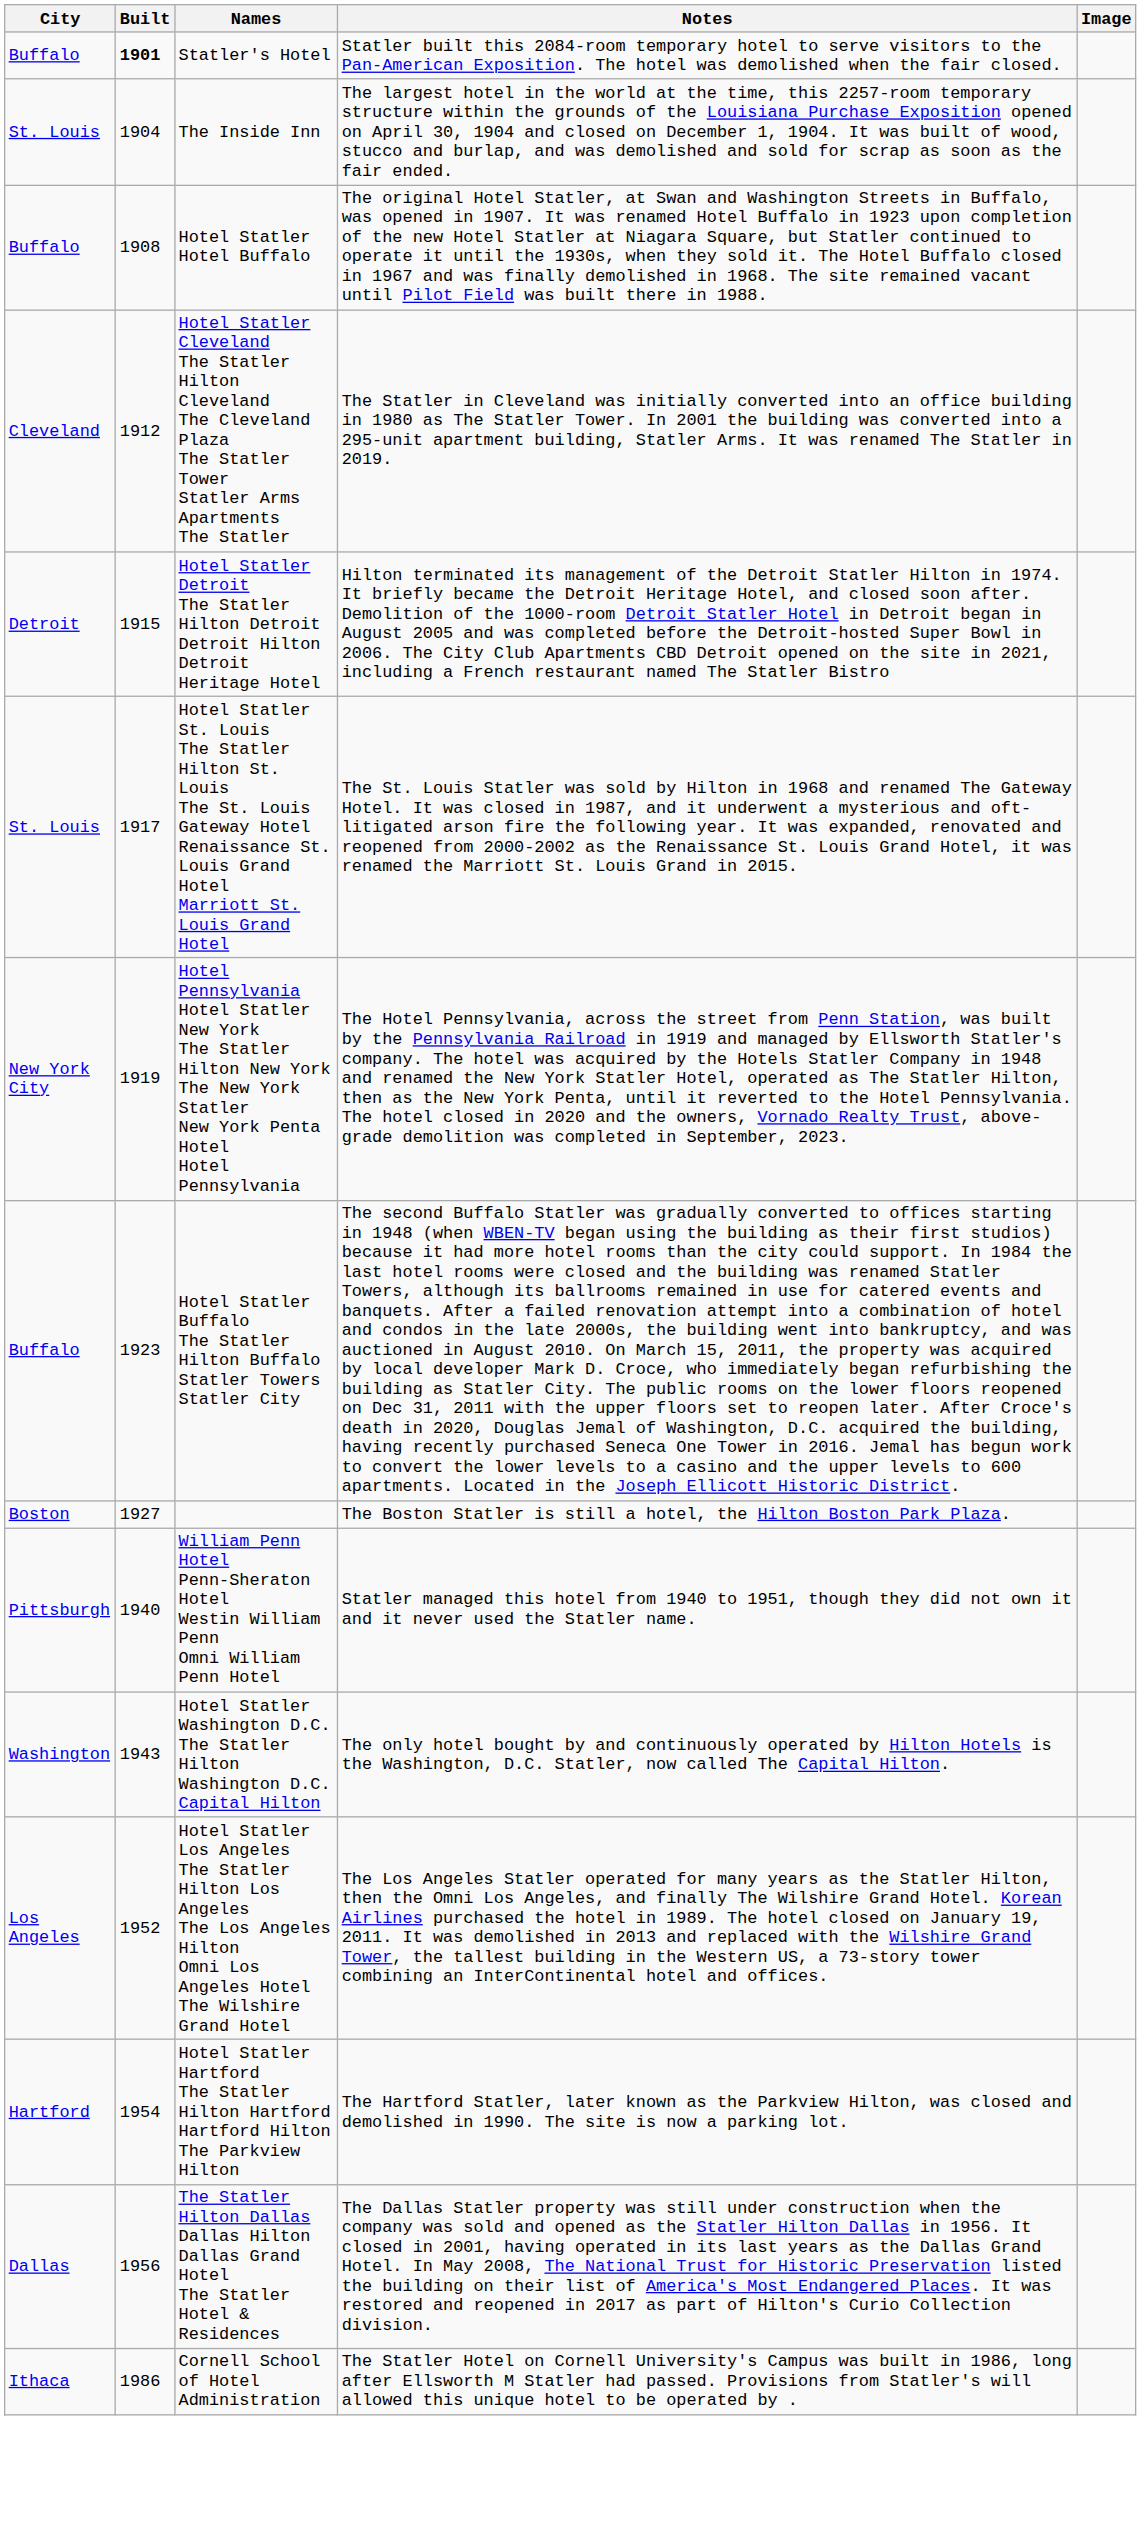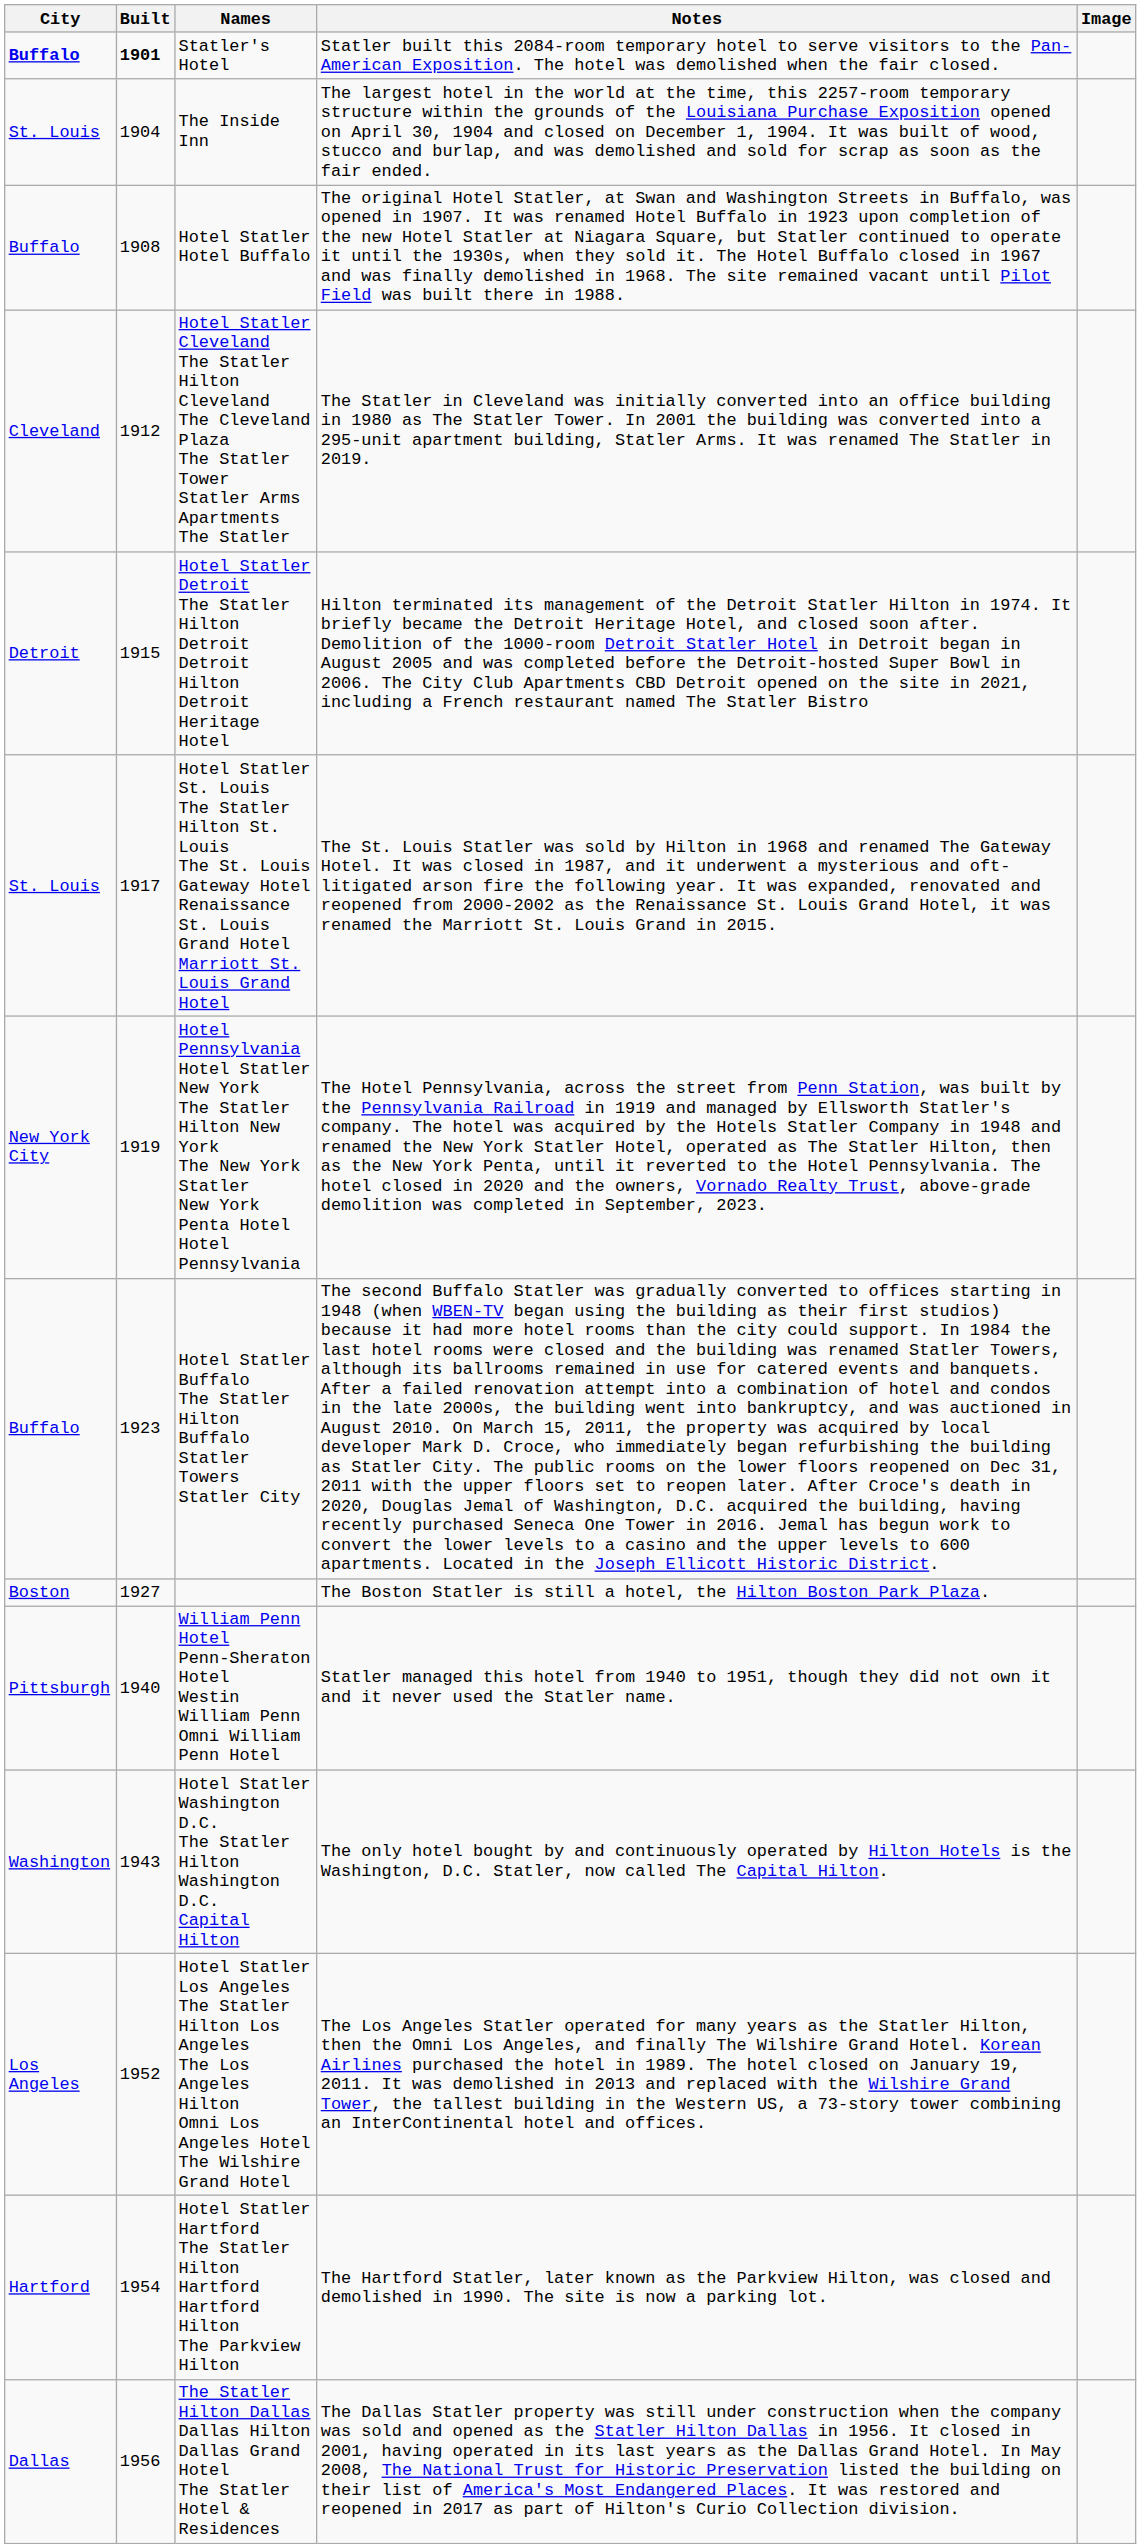(44, 56) normal -> (44, 56) bold
- row: (250, 2382)
